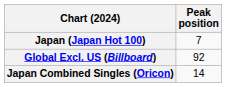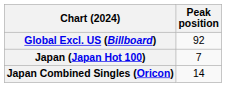rows swapped: (90, 57) <-> (90, 40)
